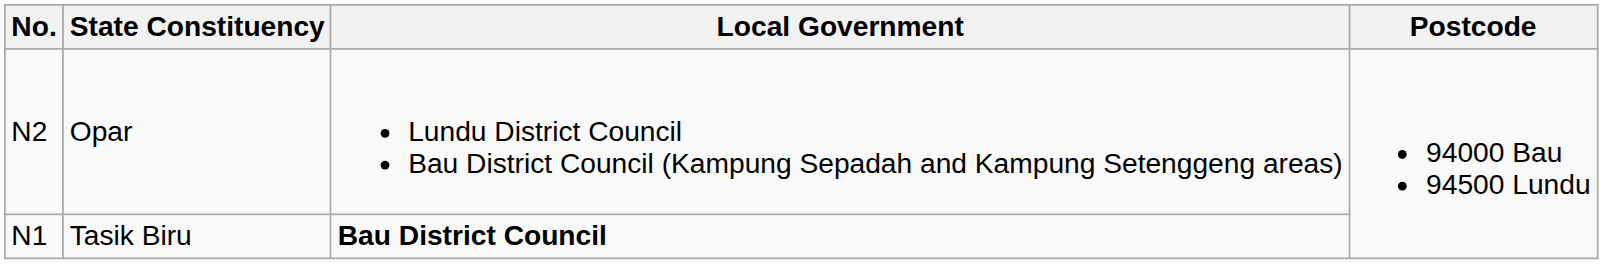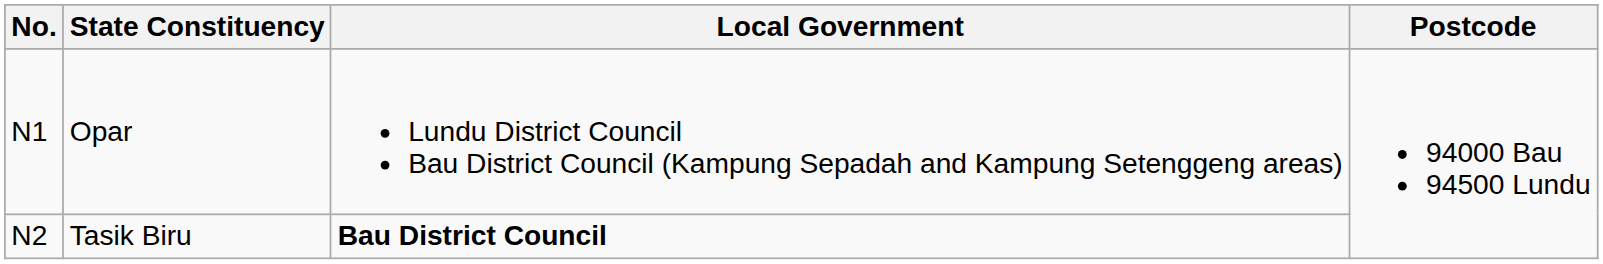(29, 131) N2 -> (29, 131) N1
(29, 235) N1 -> (29, 235) N2
